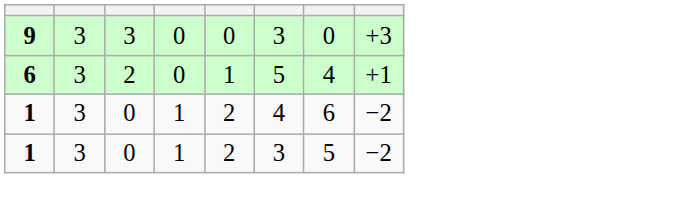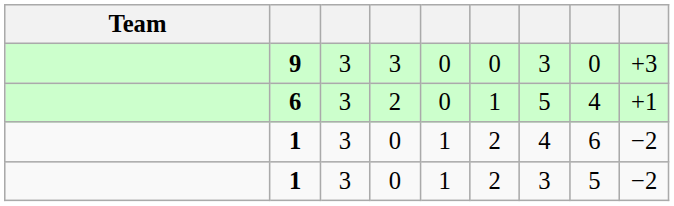+ column: (137, 24)
